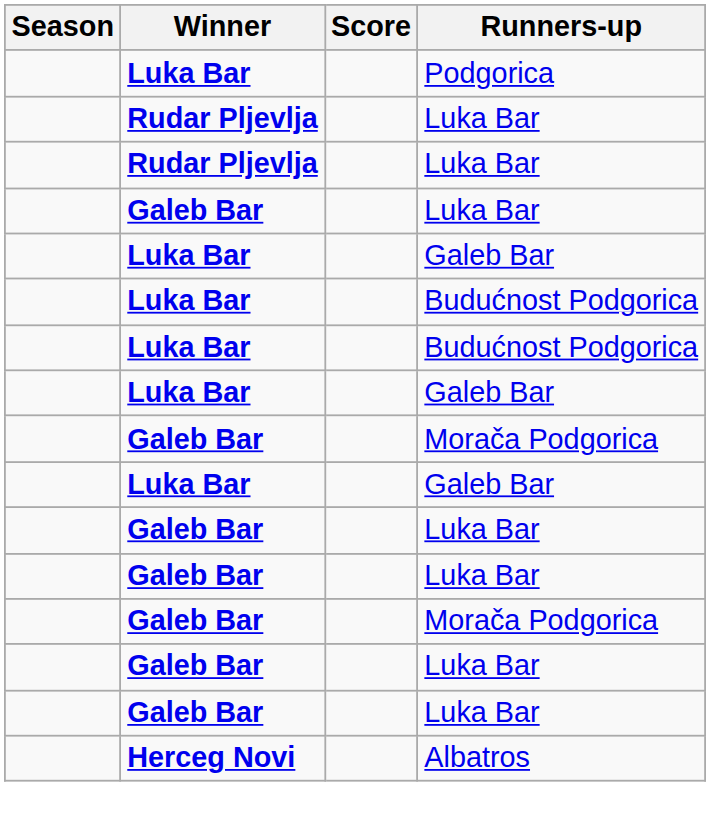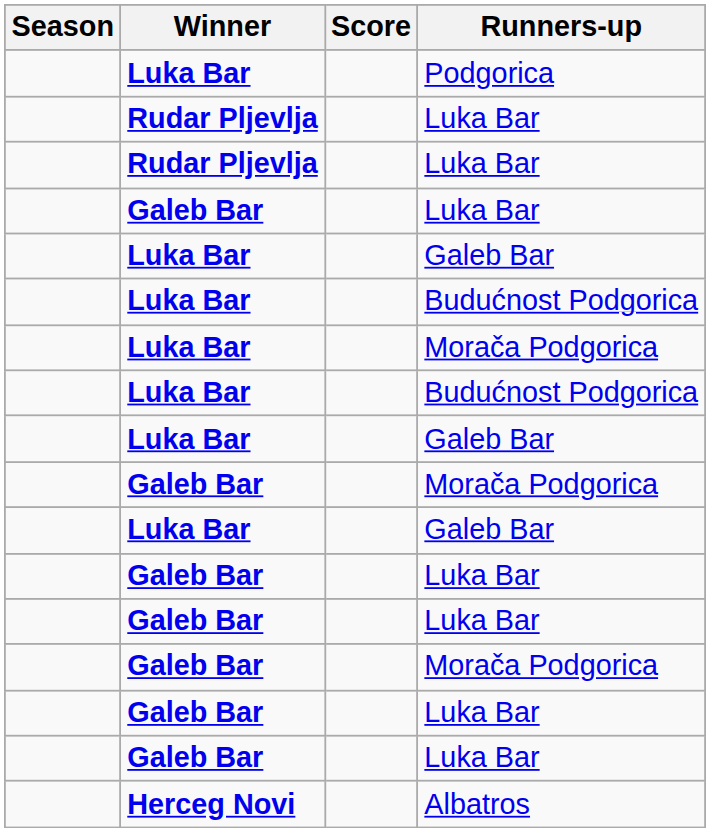+ row: (189, 347)
